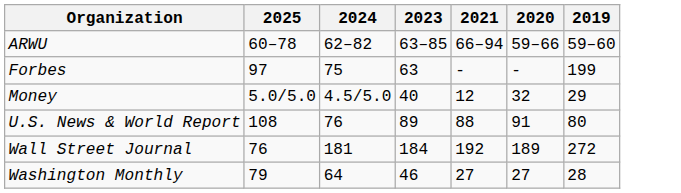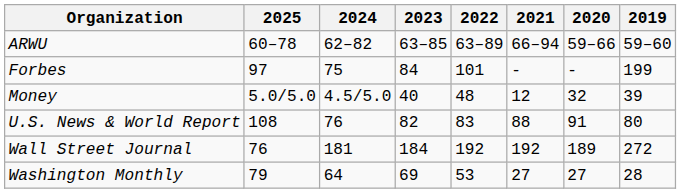+ column: (479, 18)
(409, 70) 63 -> (409, 70) 84
(577, 97) 29 -> (633, 97) 39
(409, 123) 89 -> (409, 123) 82
(409, 175) 46 -> (409, 175) 69
